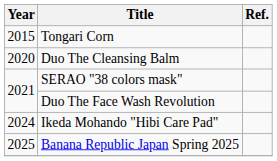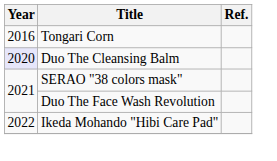(21, 36) 2015 -> (21, 36) 2016
(21, 58) no background -> (21, 58) lavender background
(21, 123) 2024 -> (21, 123) 2022
- row: (140, 144)
